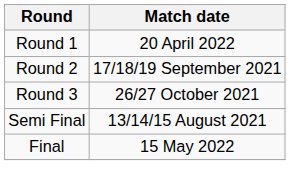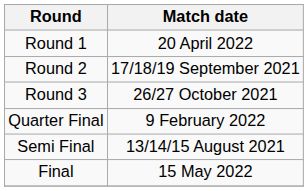+ row: (56, 120)
